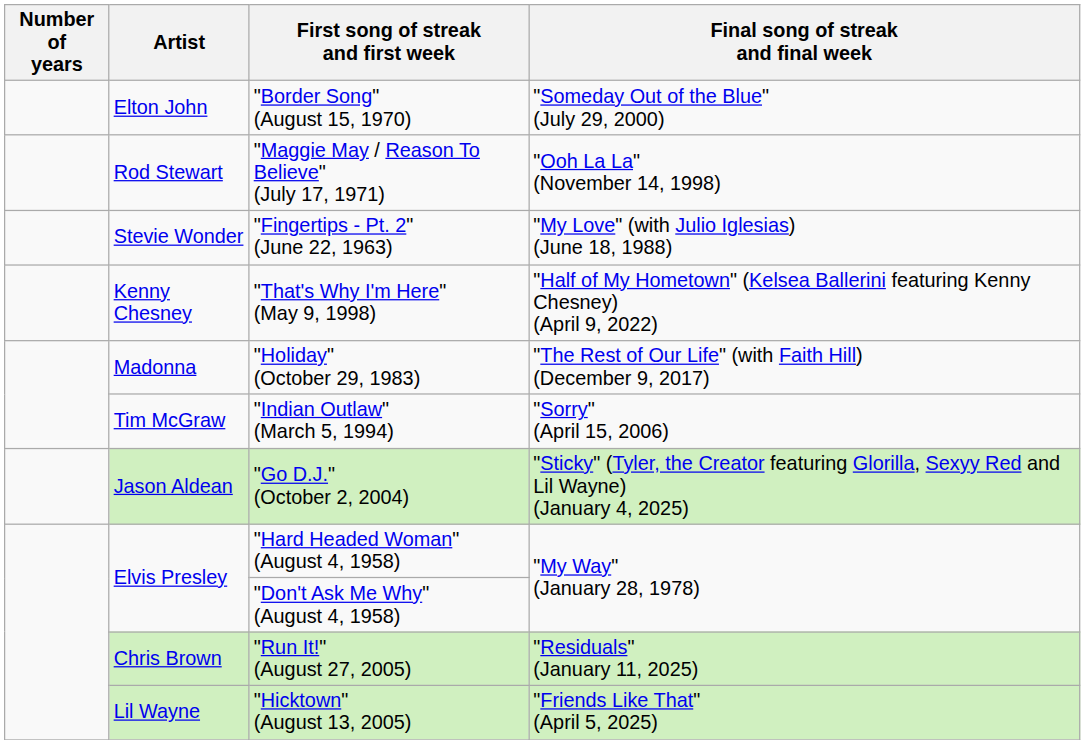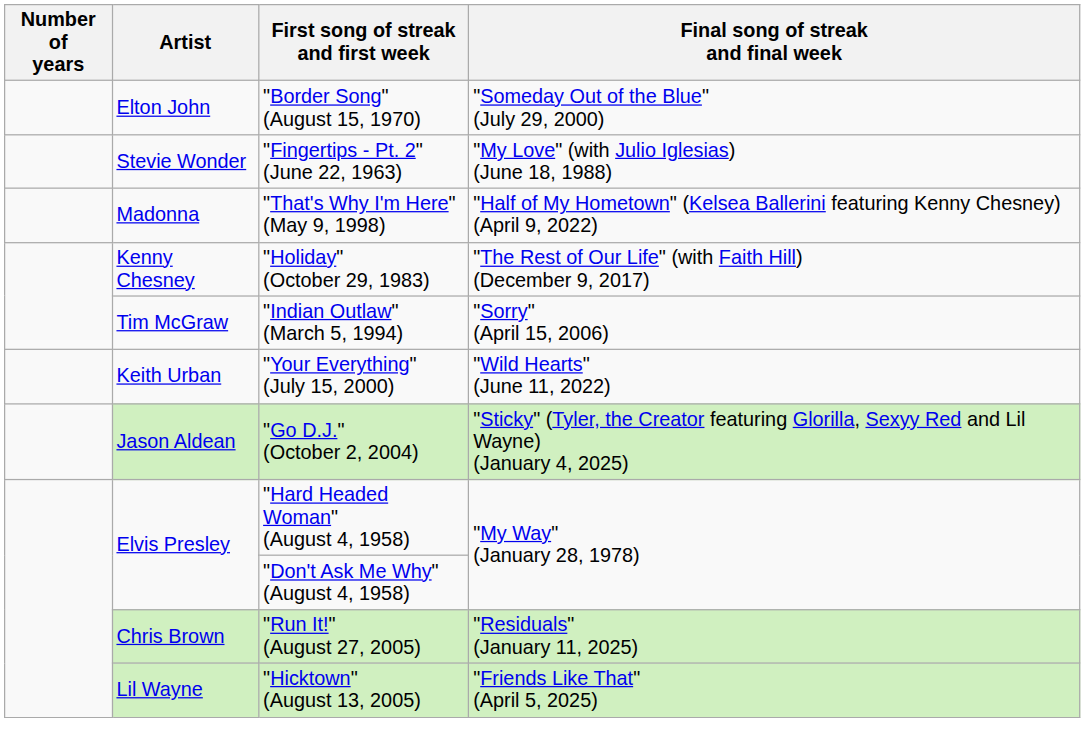- row: (367, 172)
(153, 302) Kenny Chesney -> (158, 215) Madonna
(155, 367) Madonna -> (156, 268) Kenny Chesney
+ row: (340, 376)
